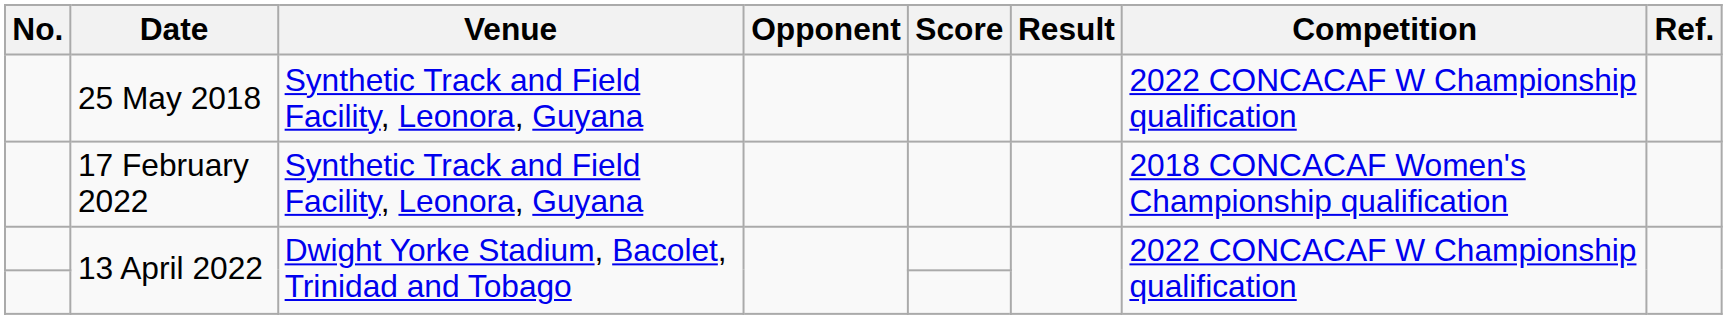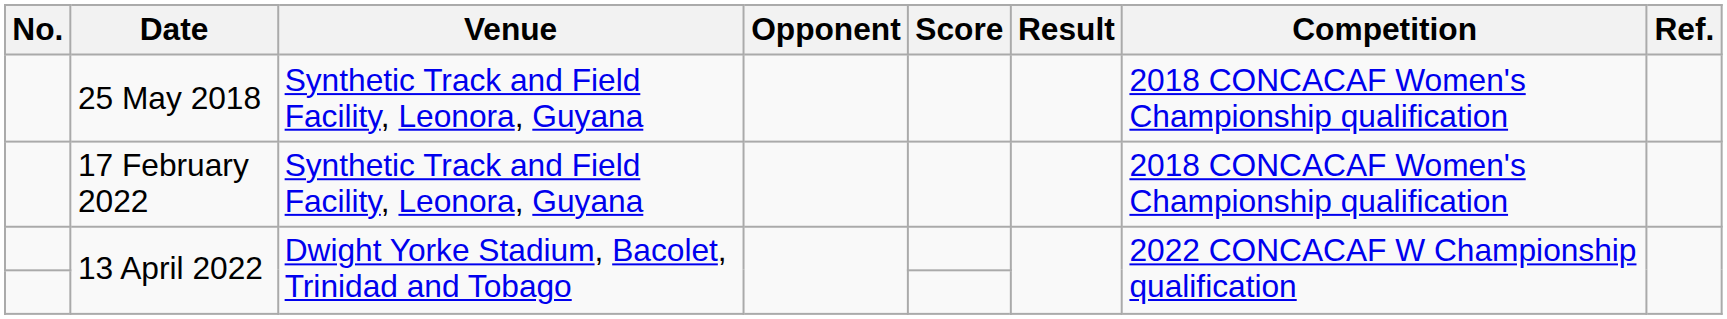(1383, 97) 2022 CONCACAF W Championship qualification -> (1328, 97) 2018 CONCACAF Women's Championship qualification
